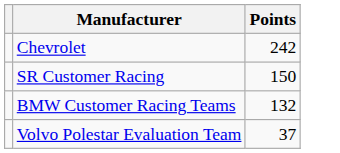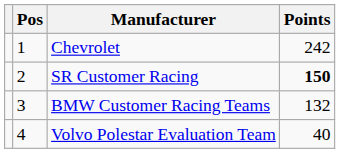+ column: (30, 19)
(283, 76) normal -> (317, 76) bold
(287, 134) 37 -> (322, 134) 40
